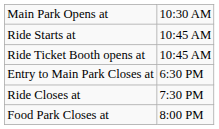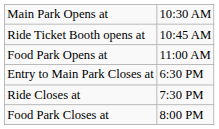- row: (41, 34)
+ row: (57, 54)
